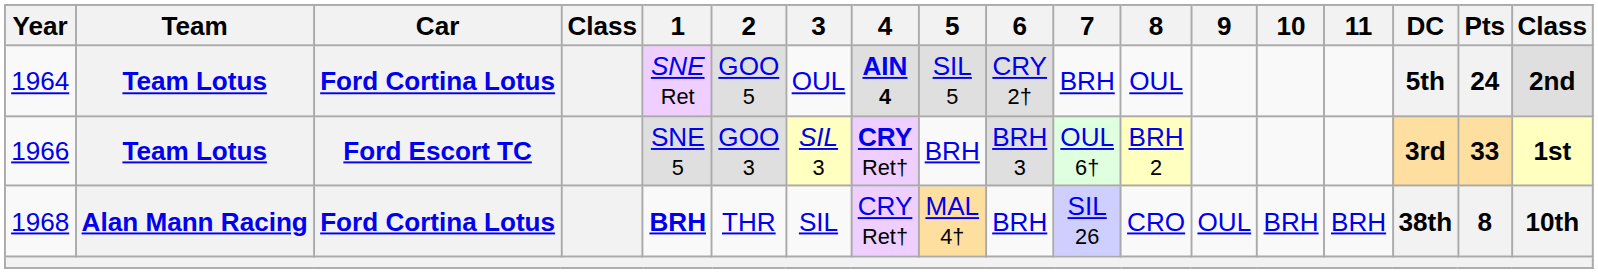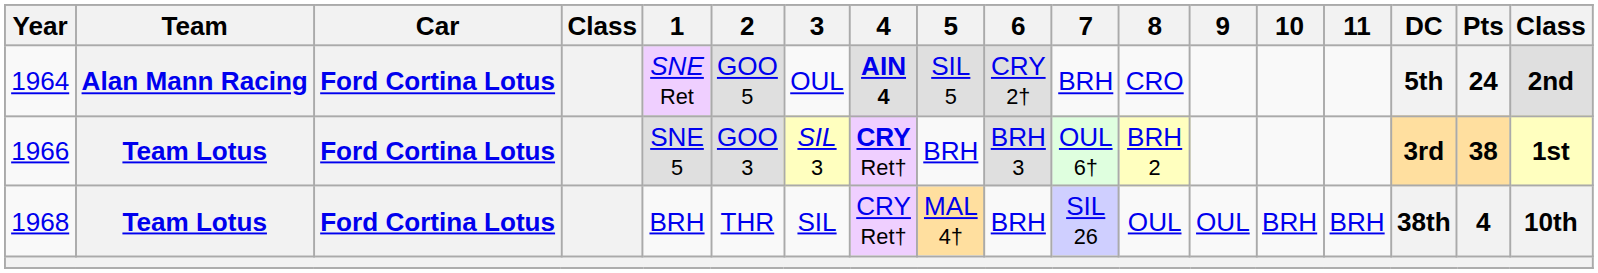(195, 81) Team Lotus -> (195, 81) Alan Mann Racing
(1156, 81) OUL -> (1155, 81) CRO
(438, 151) Ford Escort TC -> (438, 151) Ford Cortina Lotus
(1485, 151) 33 -> (1483, 151) 38
(195, 221) Alan Mann Racing -> (195, 221) Team Lotus
(678, 221) bold -> (677, 221) normal
(1156, 221) CRO -> (1155, 221) OUL
(1485, 221) 8 -> (1483, 221) 4
